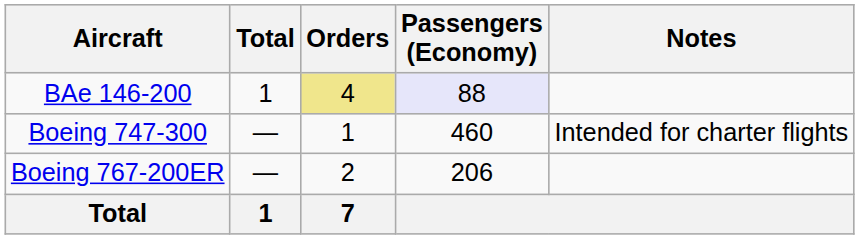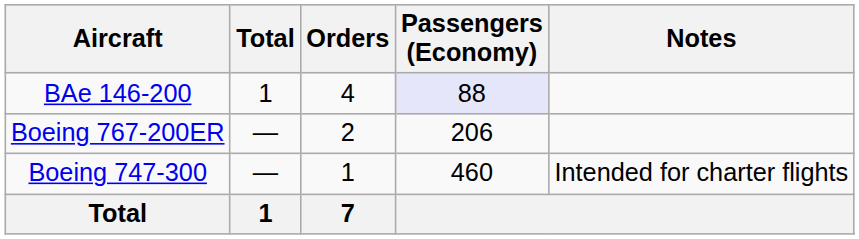(348, 93) khaki background -> (348, 93) no background
rows swapped: (118, 173) <-> (118, 133)
